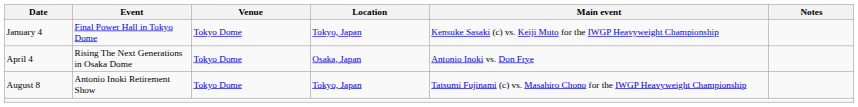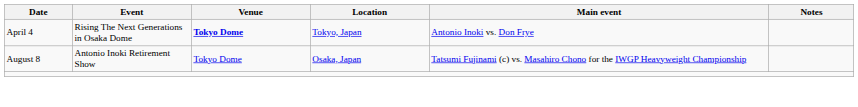- row: (24, 32)
(218, 58) normal -> (218, 32) bold
(337, 58) Osaka, Japan -> (337, 32) Tokyo, Japan
(337, 84) Tokyo, Japan -> (337, 58) Osaka, Japan
